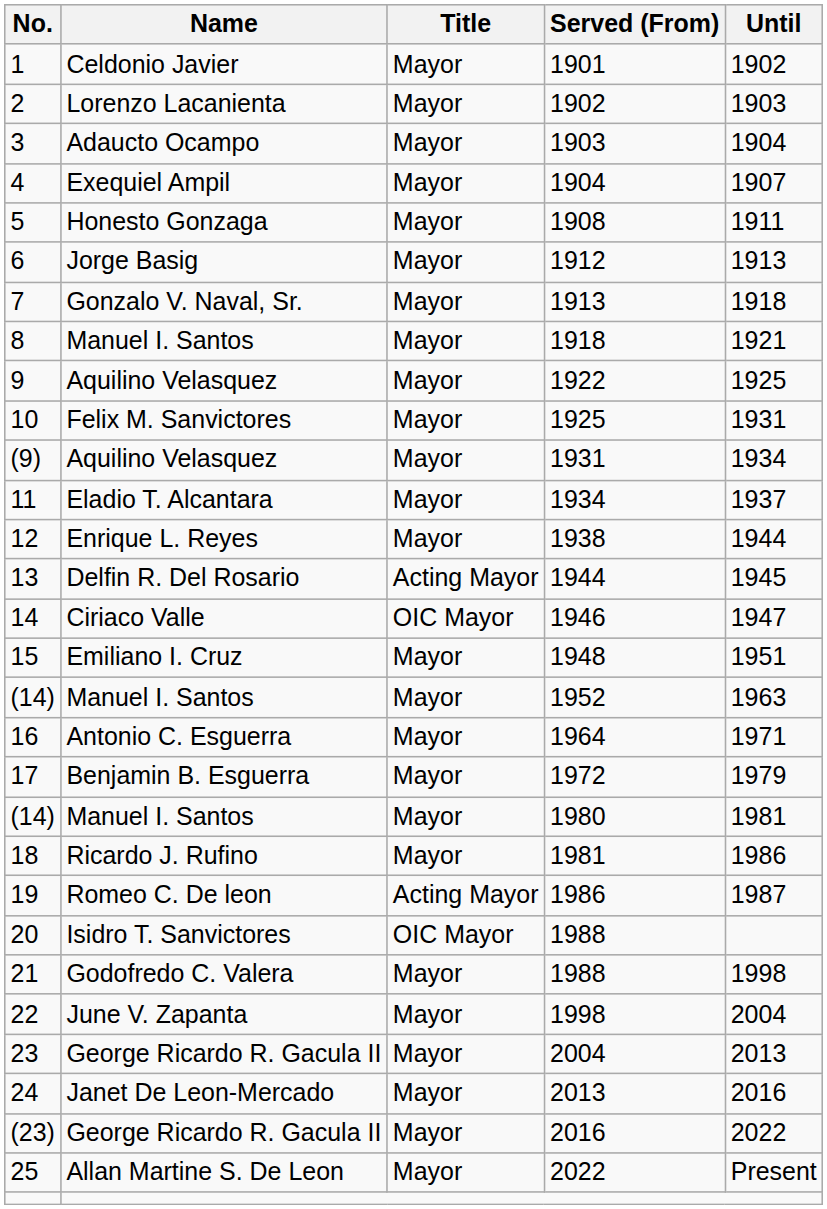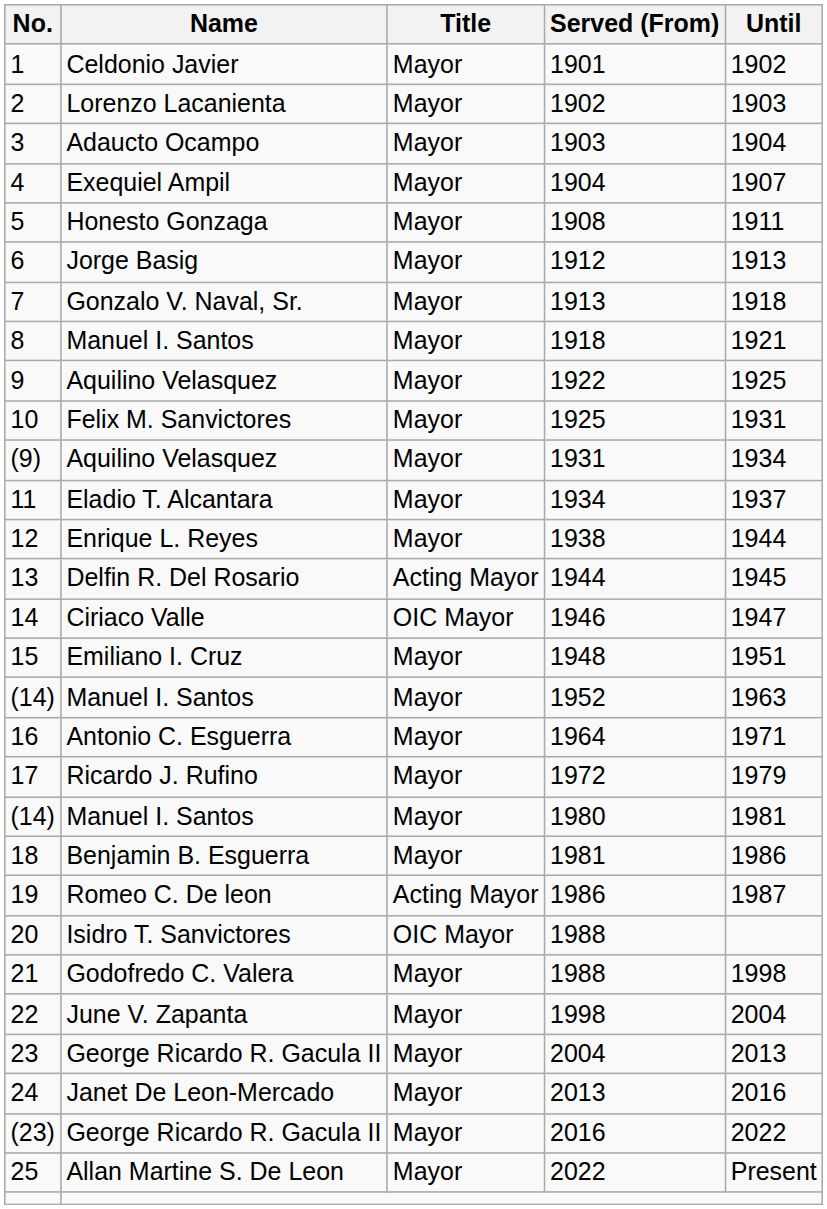(188, 776) Benjamin B. Esguerra -> (162, 776) Ricardo J. Rufino
(162, 855) Ricardo J. Rufino -> (188, 855) Benjamin B. Esguerra
